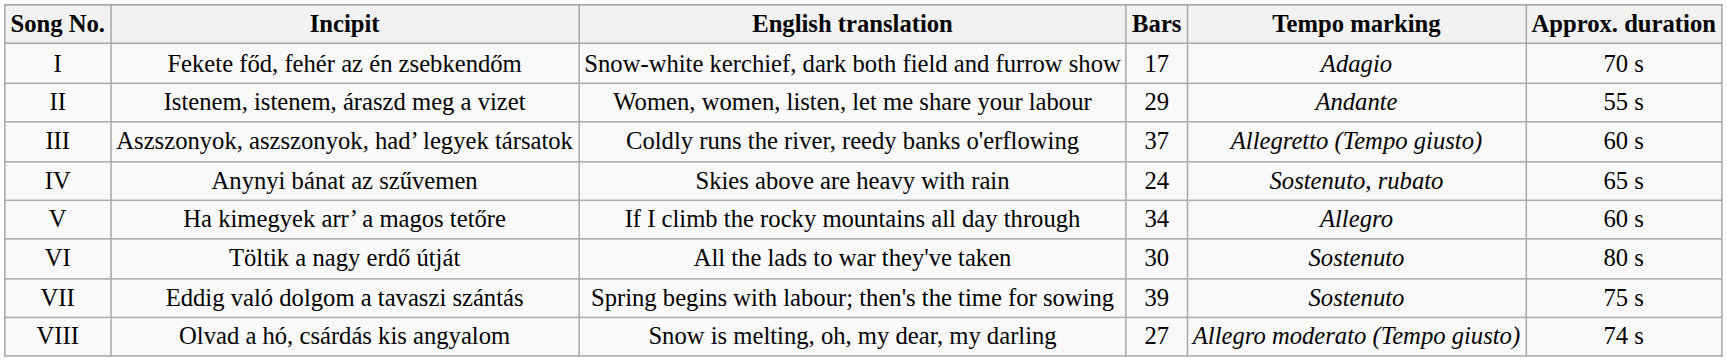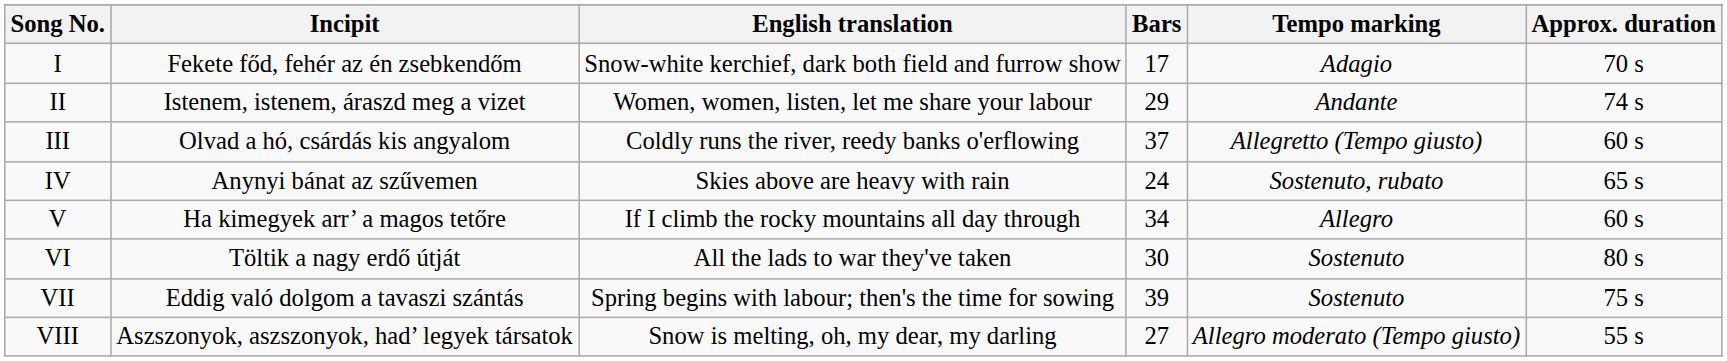(1624, 102) 55 s -> (1624, 102) 74 s
(345, 141) Aszszonyok, aszszonyok, had’ legyek társatok -> (345, 141) Olvad a hó, csárdás kis angyalom
(345, 336) Olvad a hó, csárdás kis angyalom -> (345, 336) Aszszonyok, aszszonyok, had’ legyek társatok
(1624, 336) 74 s -> (1624, 336) 55 s
